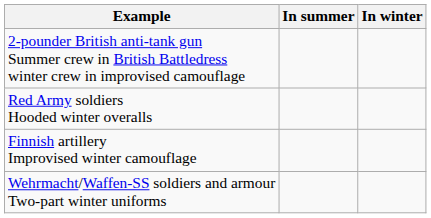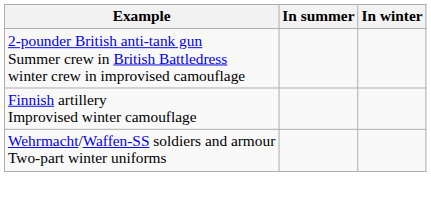- row: (80, 108)
